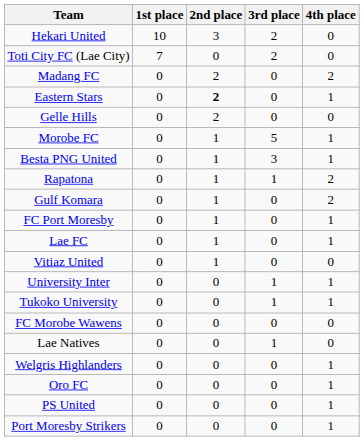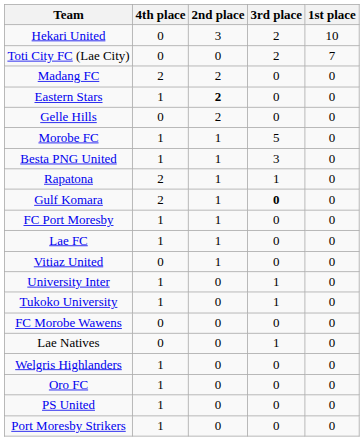columns swapped: (160, 14) <-> (331, 14)
(274, 199) normal -> (276, 199) bold
